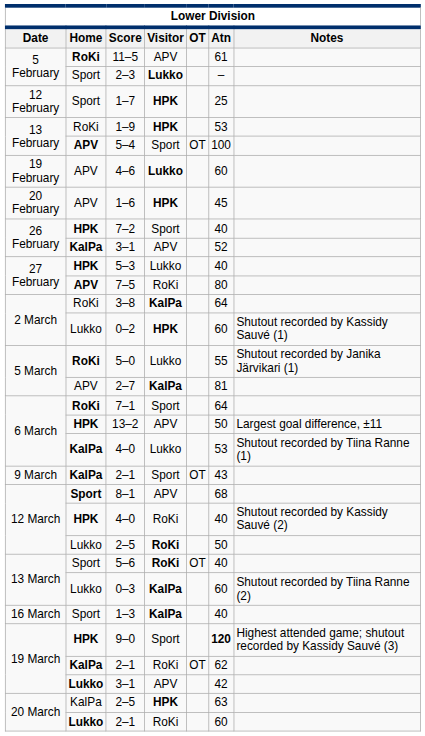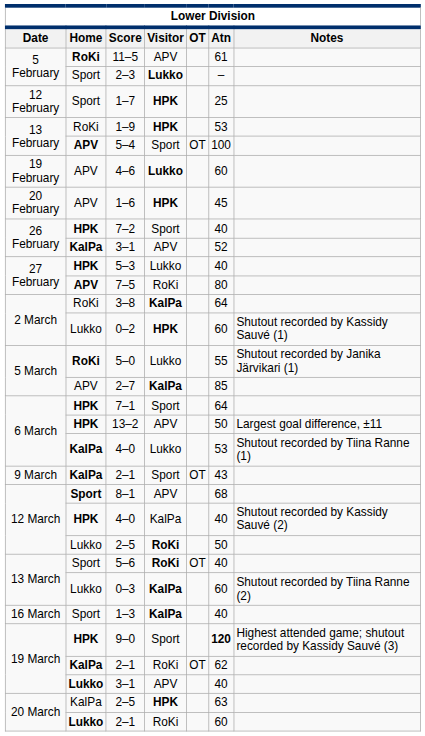(221, 386) 81 -> (221, 386) 85
(86, 405) RoKi -> (86, 405) HPK
(165, 519) RoKi -> (165, 519) KalPa
(221, 684) 42 -> (221, 684) 40
